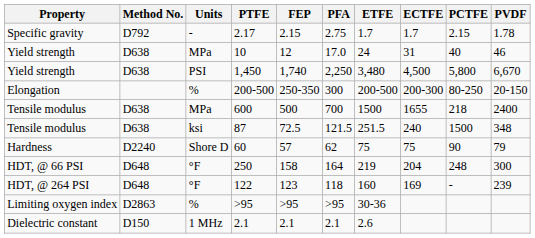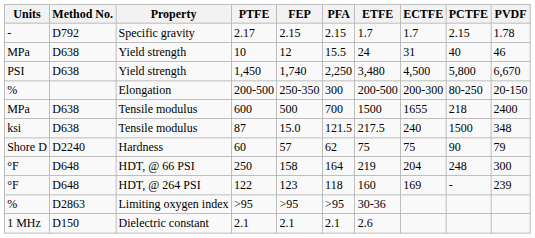columns swapped: (62, 14) <-> (209, 14)
(336, 33) 2.75 -> (336, 33) 2.15
(336, 52) 17.0 -> (336, 52) 15.5
(290, 128) 72.5 -> (290, 128) 15.0
(371, 128) 251.5 -> (371, 128) 217.5
